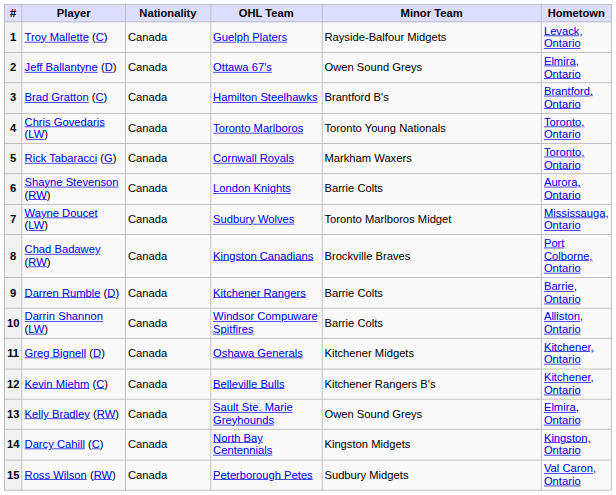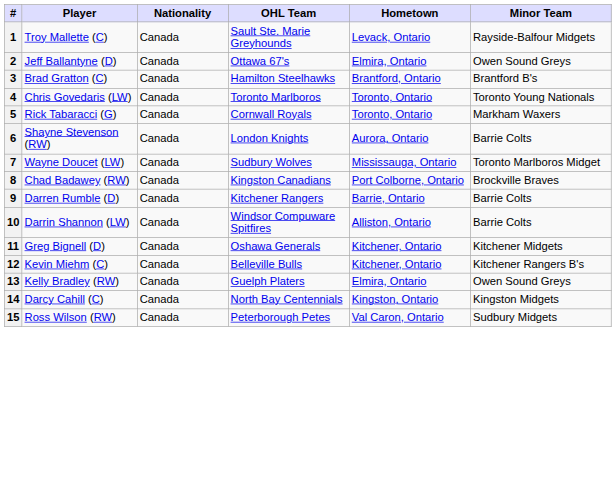columns swapped: (576, 13) <-> (432, 13)
(250, 37) Guelph Platers -> (270, 37) Sault Ste. Marie Greyhounds
(253, 414) Sault Ste. Marie Greyhounds -> (268, 282) Guelph Platers
